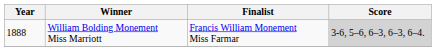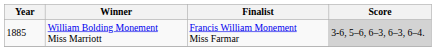(16, 33) 1888 -> (16, 33) 1885
